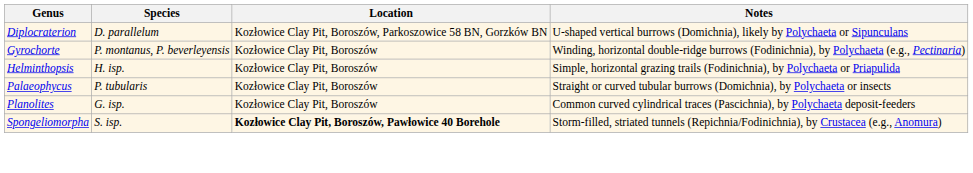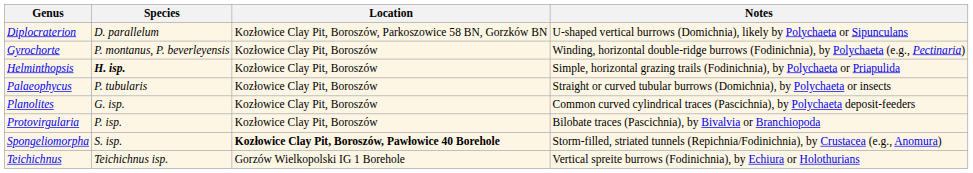(109, 68) normal -> (110, 68) bold
+ row: (43, 123)
+ row: (34, 159)
